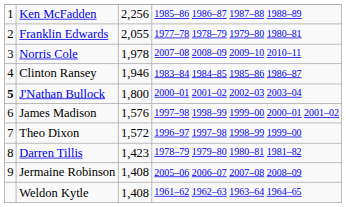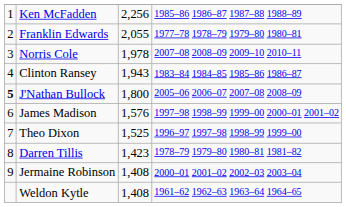(135, 73) 1,946 -> (135, 73) 1,943
(228, 93) 2000–01 2001–02 2002–03 2003–04 -> (228, 93) 2005–06 2006–07 2007–08 2008–09
(135, 133) 1,572 -> (135, 133) 1,525
(228, 172) 2005–06 2006–07 2007–08 2008–09 -> (228, 172) 2000–01 2001–02 2002–03 2003–04
